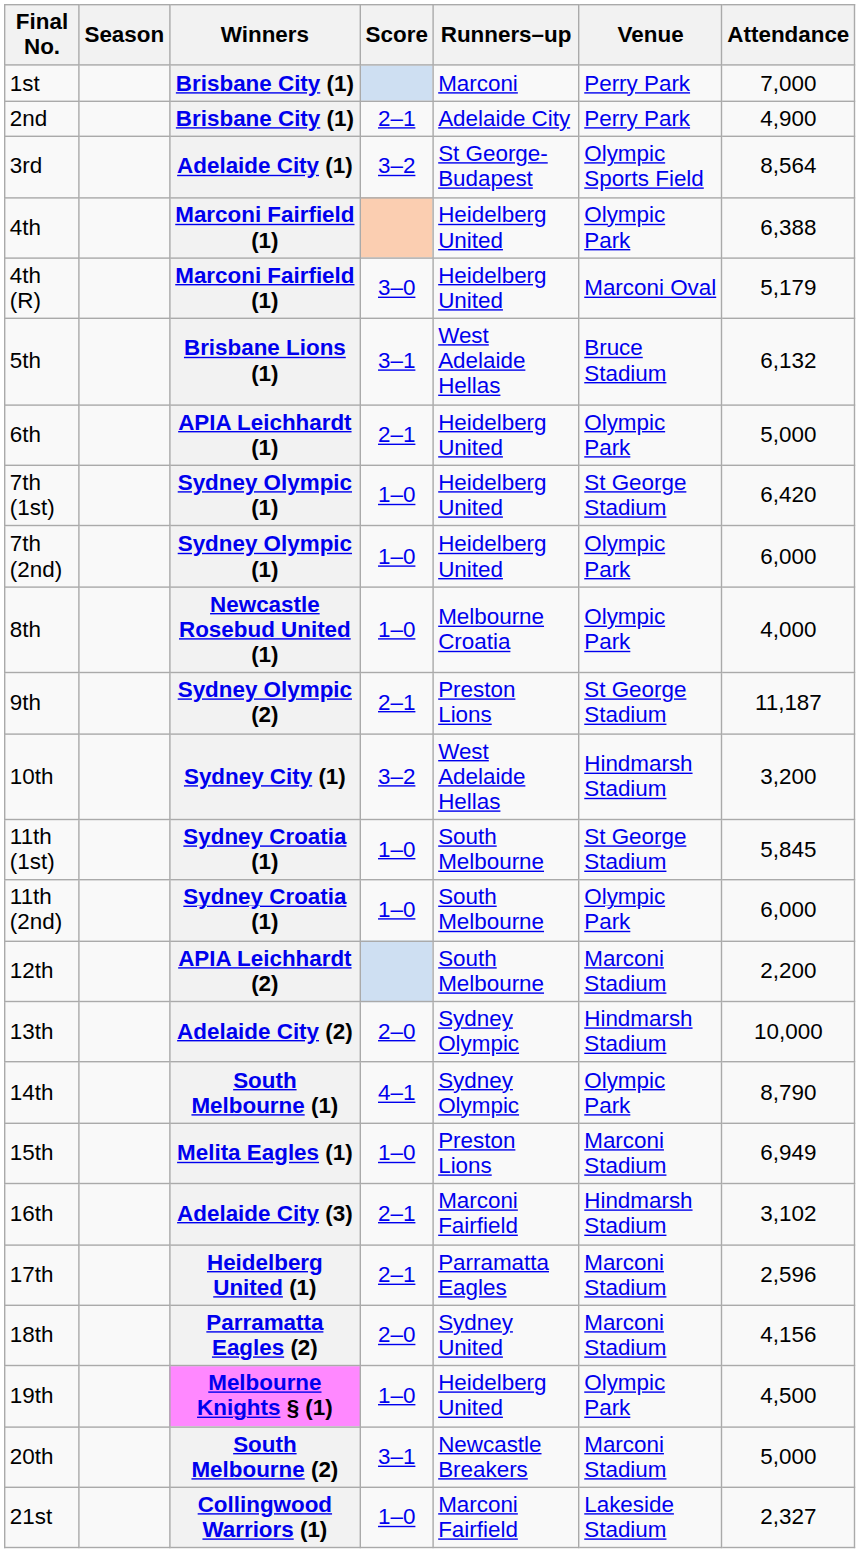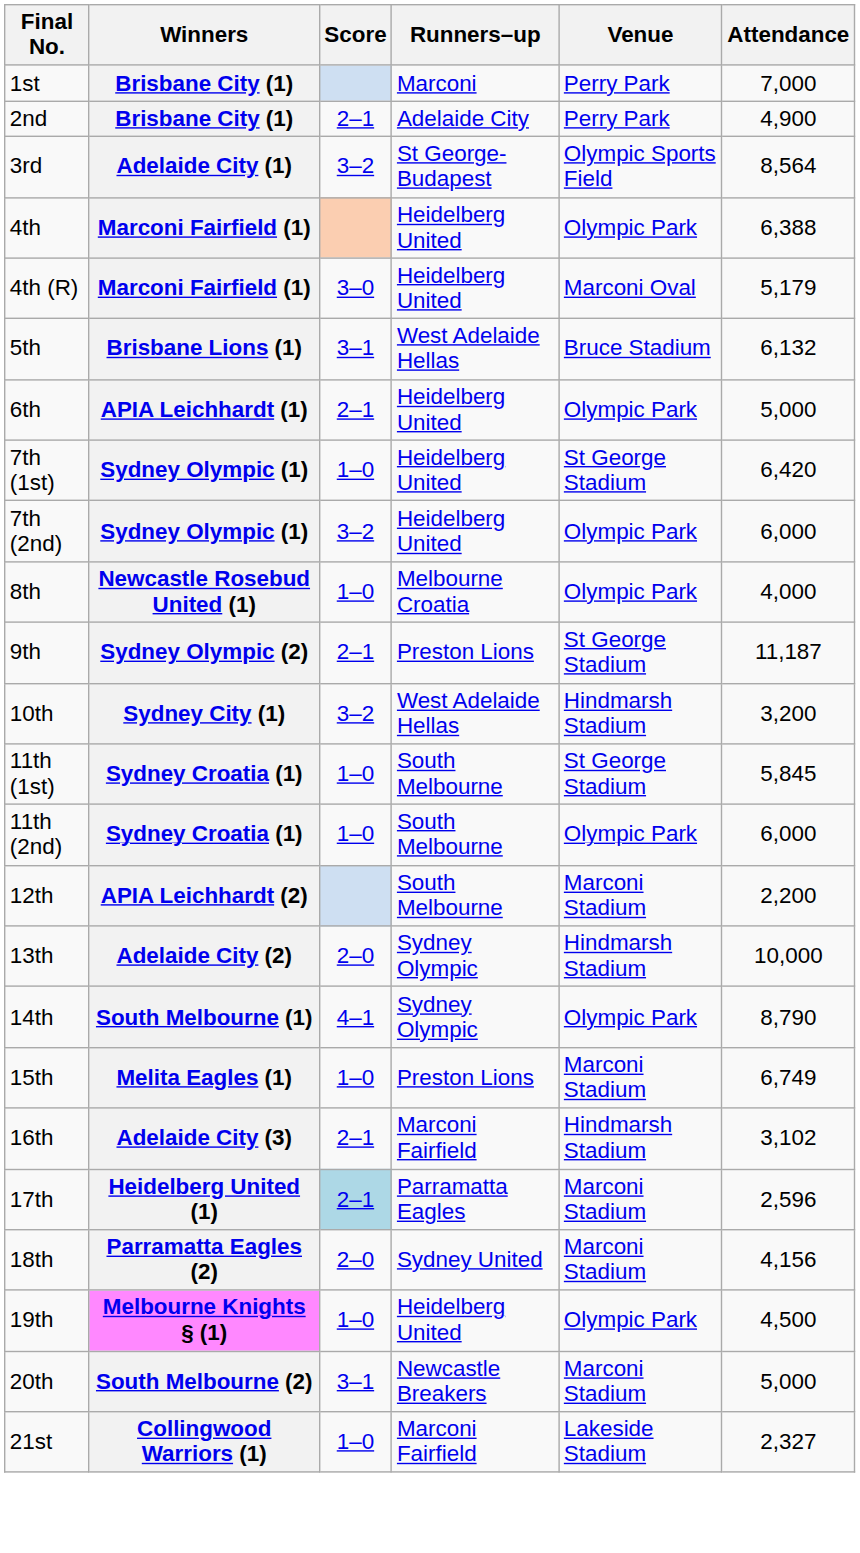- column: (124, 34)
(397, 556) 1–0 -> (355, 530) 3–2
(788, 1153) 6,949 -> (788, 1077) 6,749
(397, 1274) no background -> (355, 1198) lightblue background
